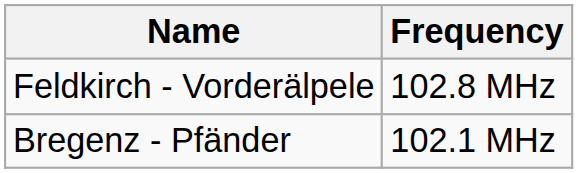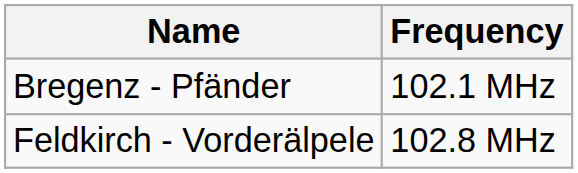rows swapped: (152, 140) <-> (194, 85)
